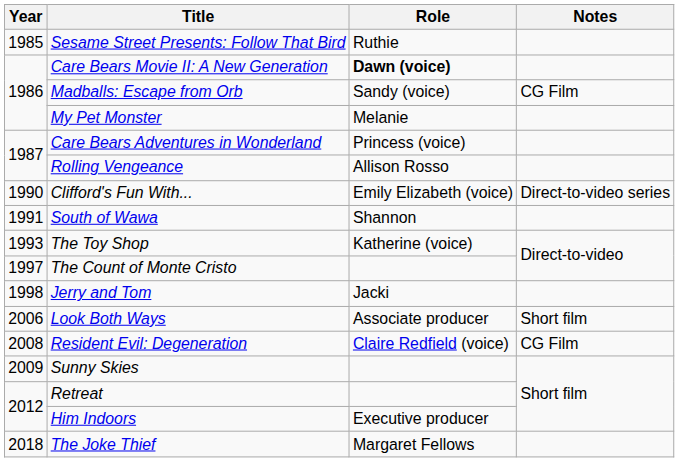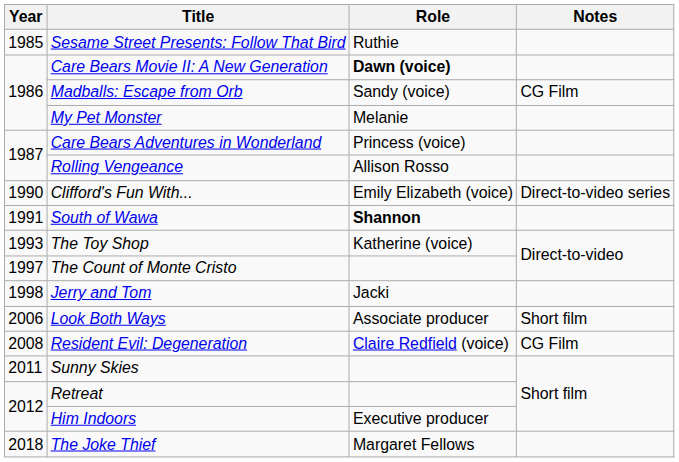(385, 218) normal -> (387, 218) bold
(26, 368) 2009 -> (25, 368) 2011
